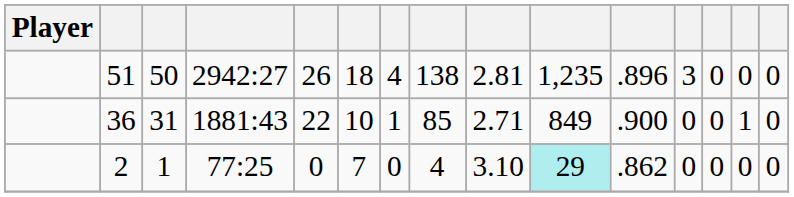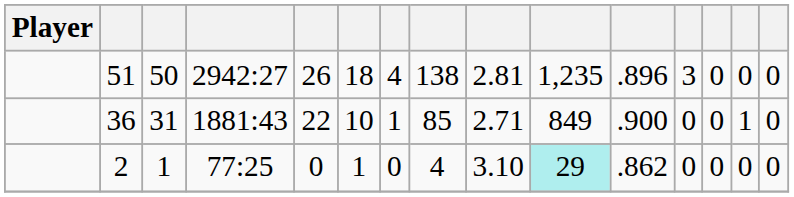(359, 167) 7 -> (359, 167) 1
